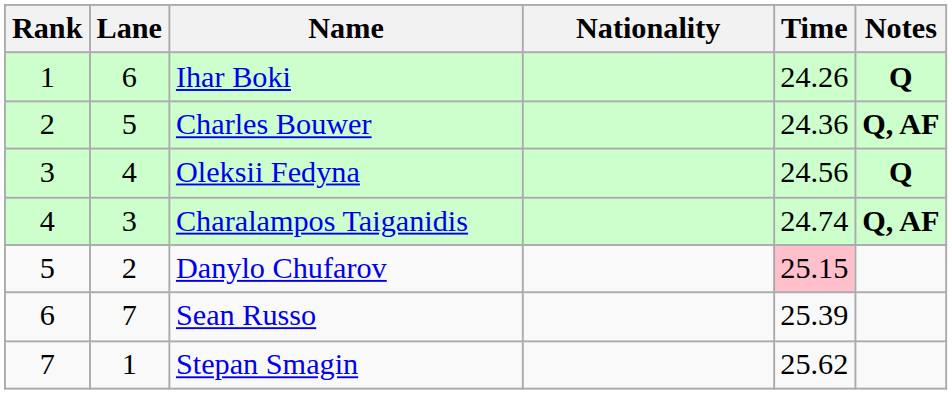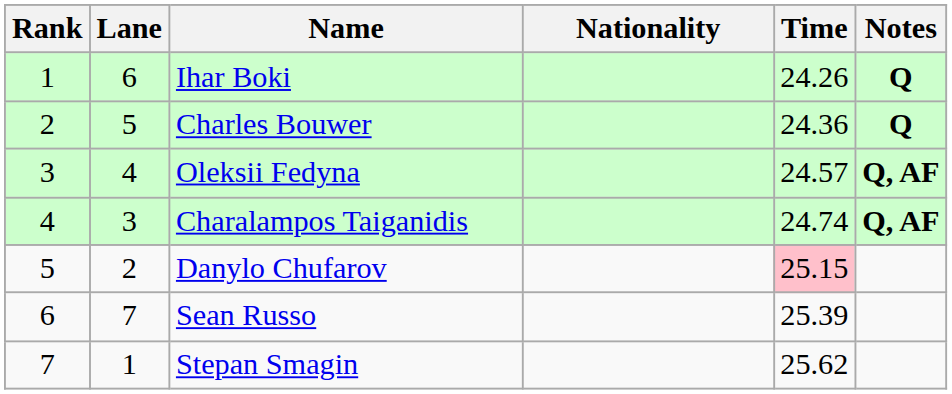(901, 124) Q, AF -> (901, 124) Q
(814, 172) 24.56 -> (814, 172) 24.57
(901, 172) Q -> (901, 172) Q, AF
